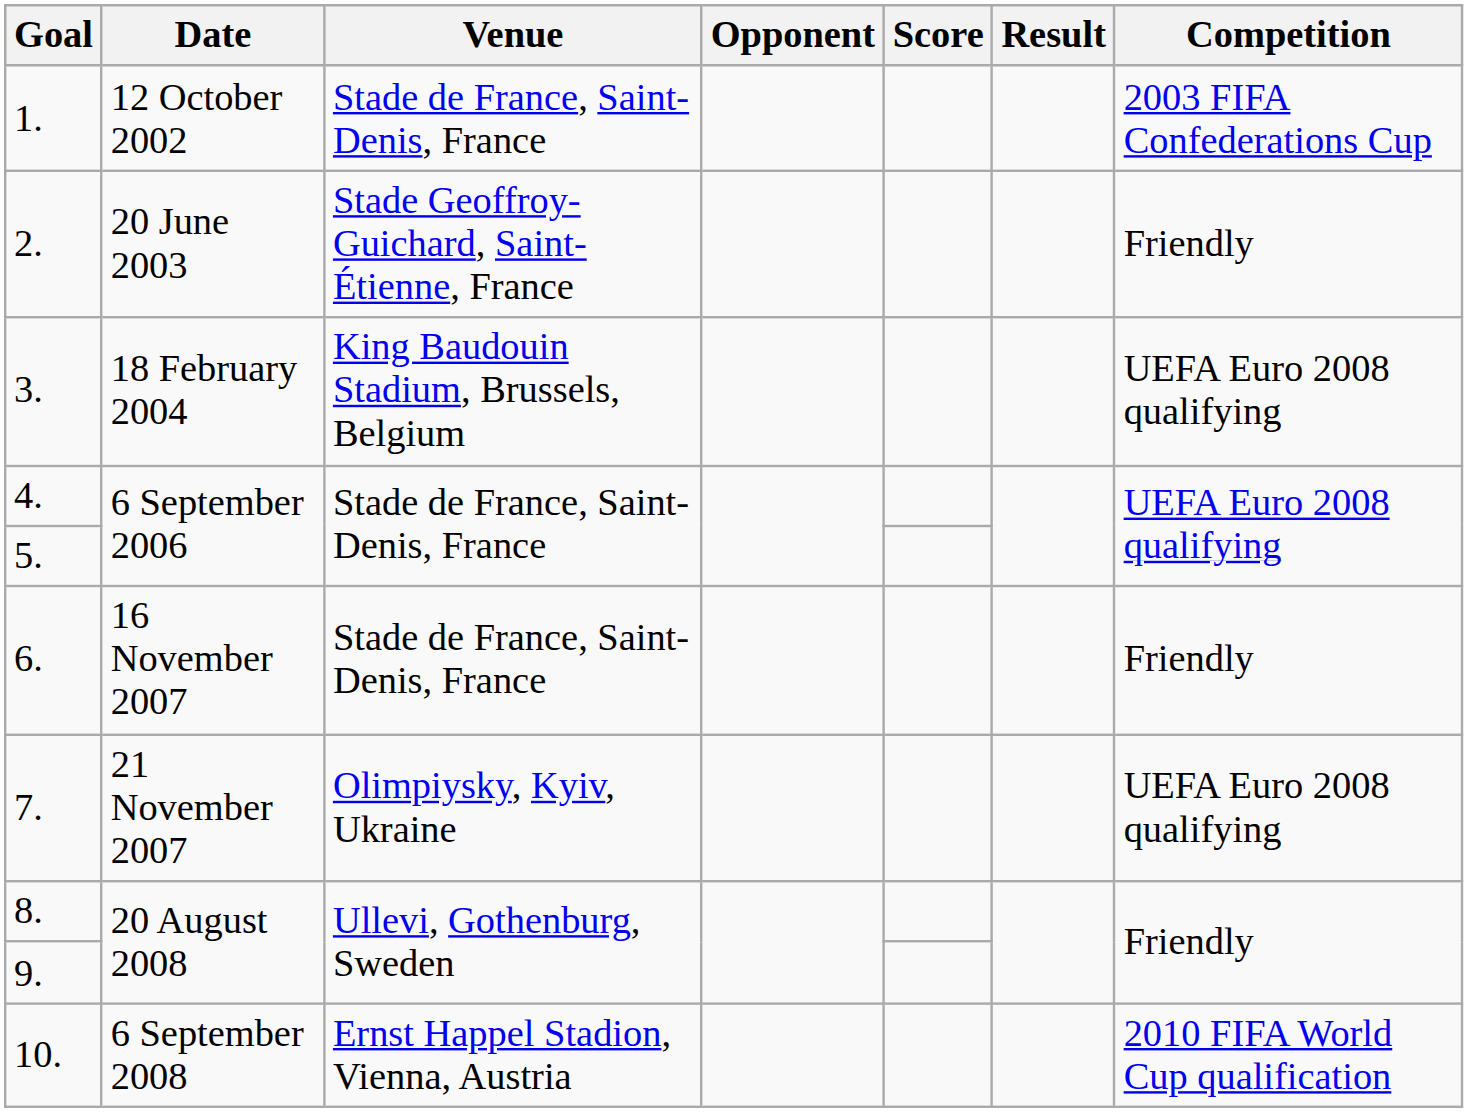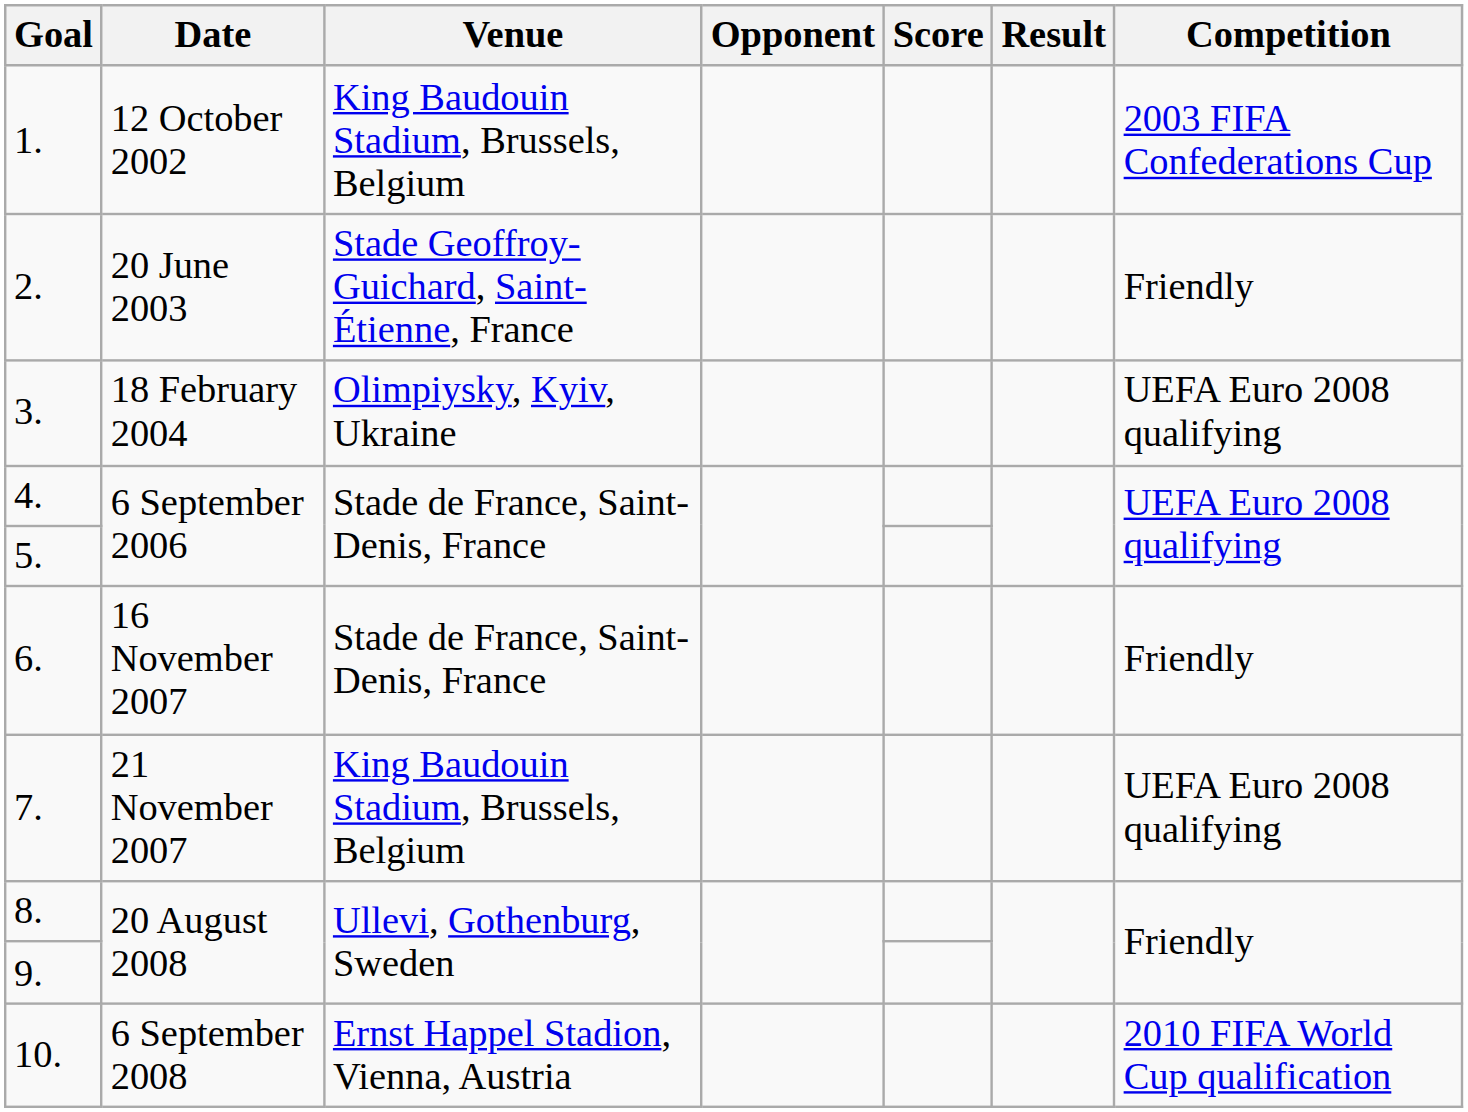(511, 117) Stade de France, Saint-Denis, France -> (476, 139) King Baudouin Stadium, Brussels, Belgium
(476, 390) King Baudouin Stadium, Brussels, Belgium -> (474, 412) Olimpiysky, Kyiv, Ukraine
(474, 806) Olimpiysky, Kyiv, Ukraine -> (476, 806) King Baudouin Stadium, Brussels, Belgium
